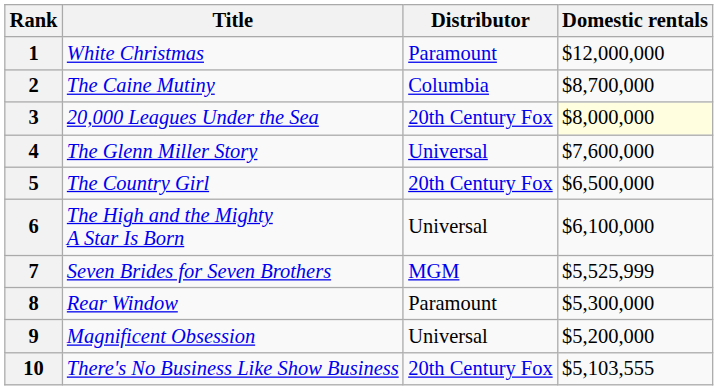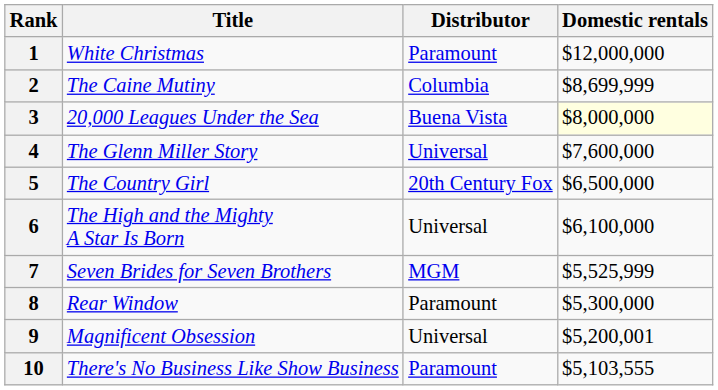(608, 85) $8,700,000 -> (608, 85) $8,699,999
(480, 118) 20th Century Fox -> (458, 118) Buena Vista
(608, 336) $5,200,000 -> (608, 336) $5,200,001
(480, 368) 20th Century Fox -> (453, 368) Paramount
